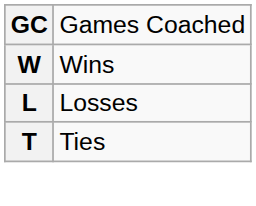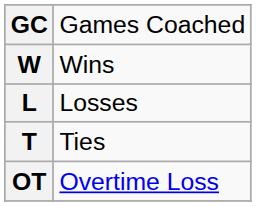+ row: (29, 181)
